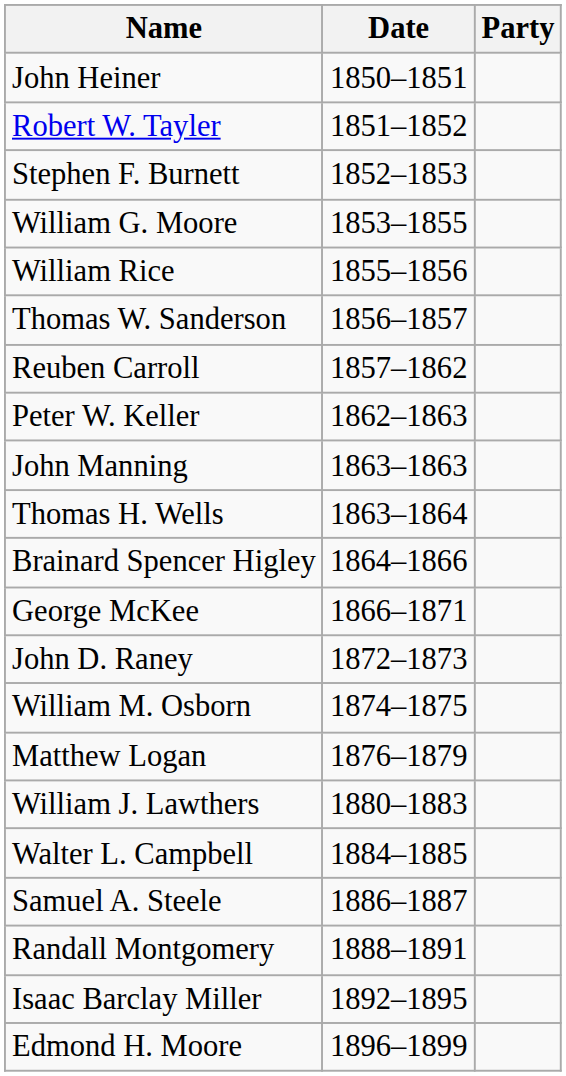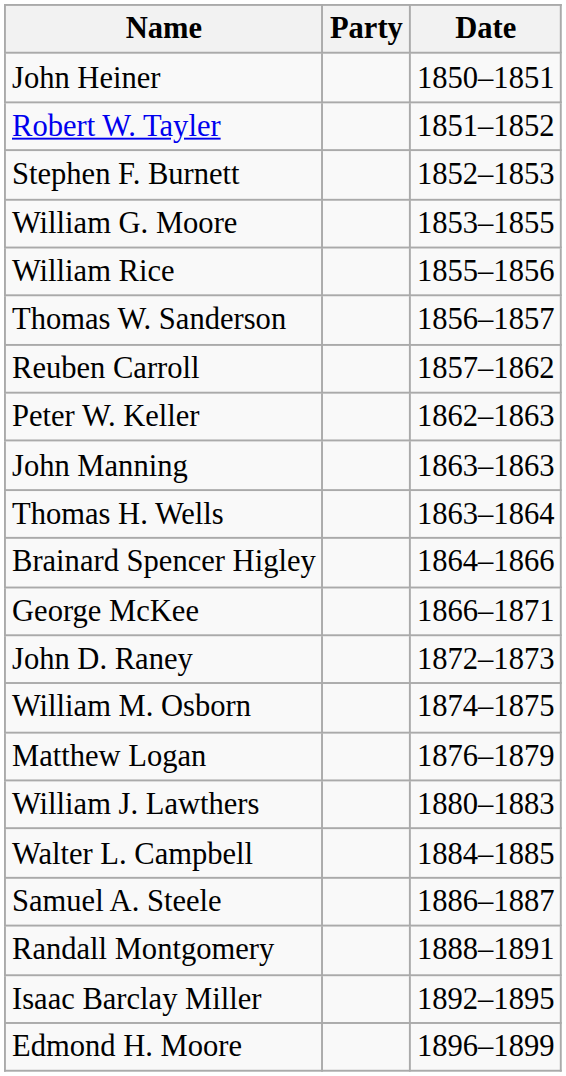columns swapped: (399, 28) <-> (518, 28)
